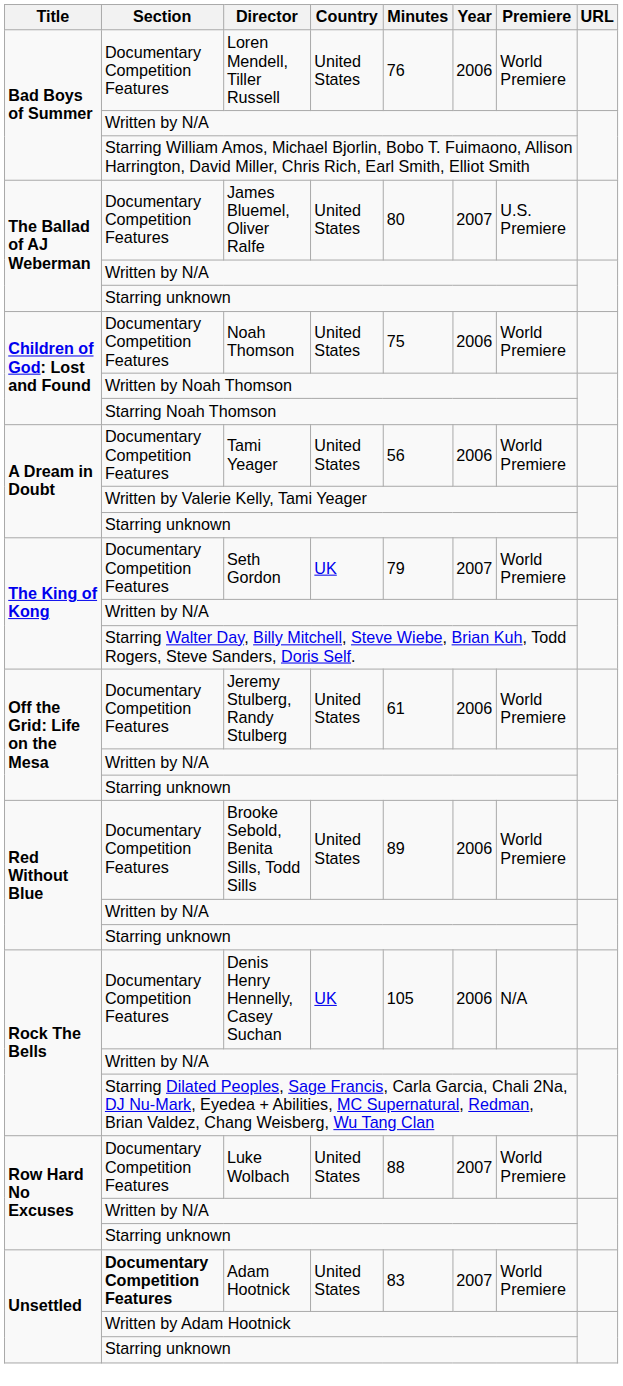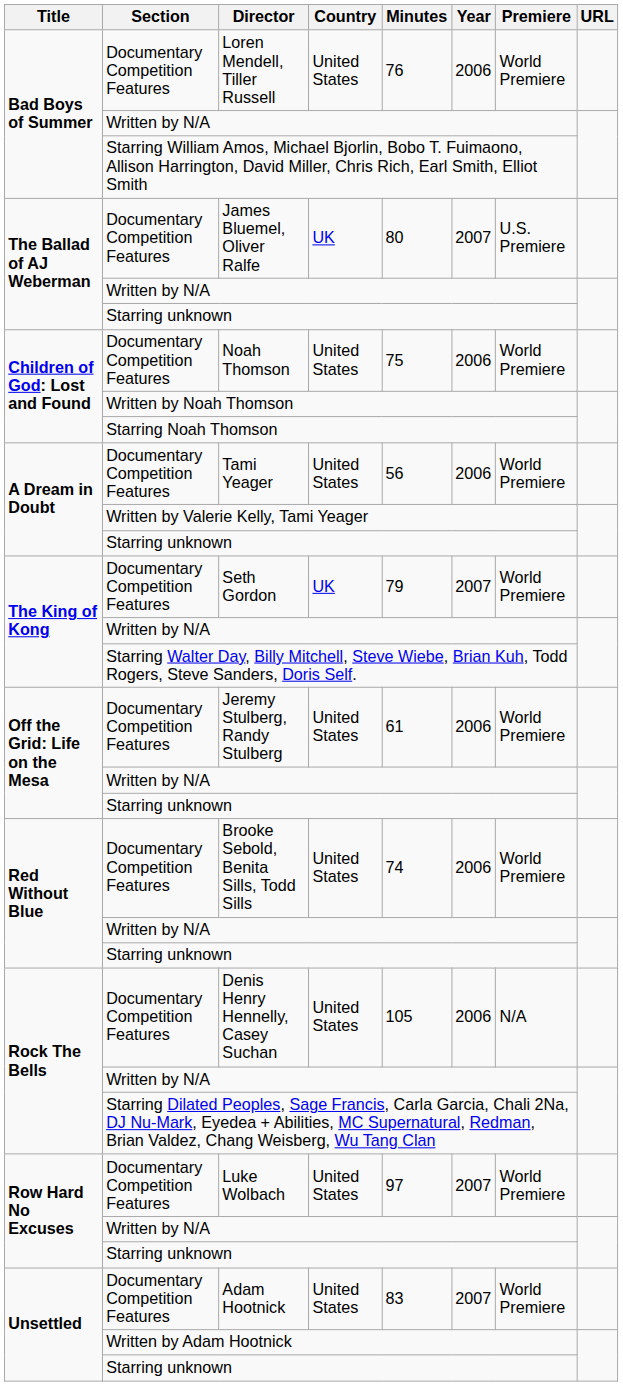(338, 219) United States -> (324, 237) UK
(396, 849) 89 -> (394, 867) 74
(326, 999) UK -> (336, 1017) United States
(396, 1167) 88 -> (394, 1185) 97
(157, 1280) bold -> (154, 1298) normal
